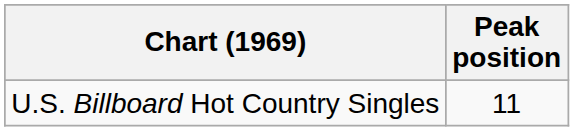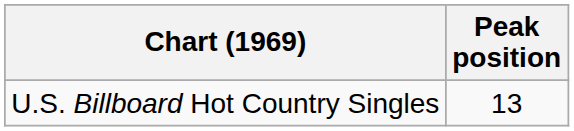(507, 102) 11 -> (507, 102) 13
